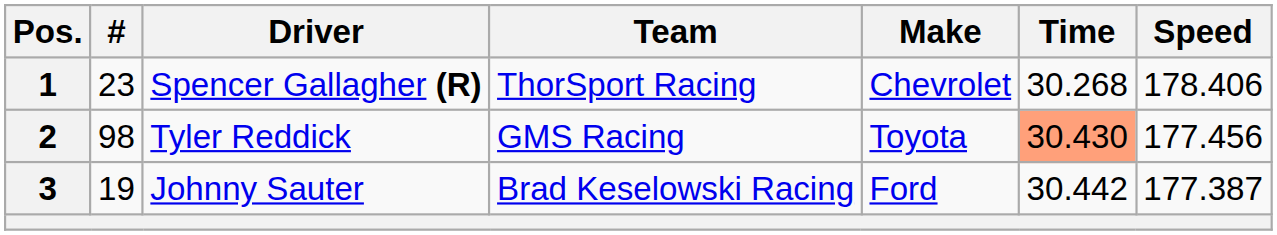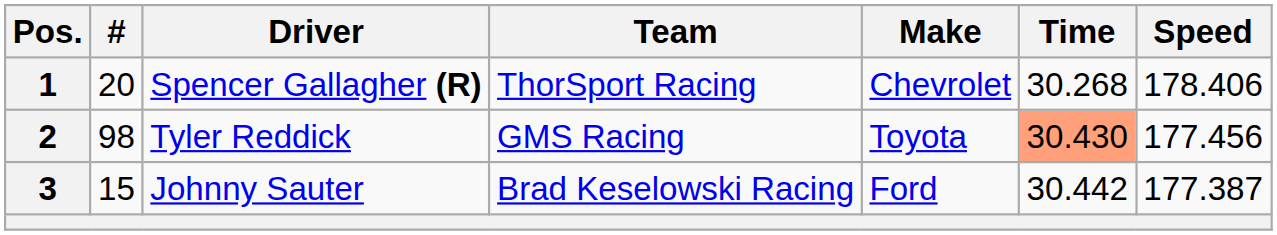(117, 84) 23 -> (117, 84) 20
(117, 189) 19 -> (117, 189) 15
